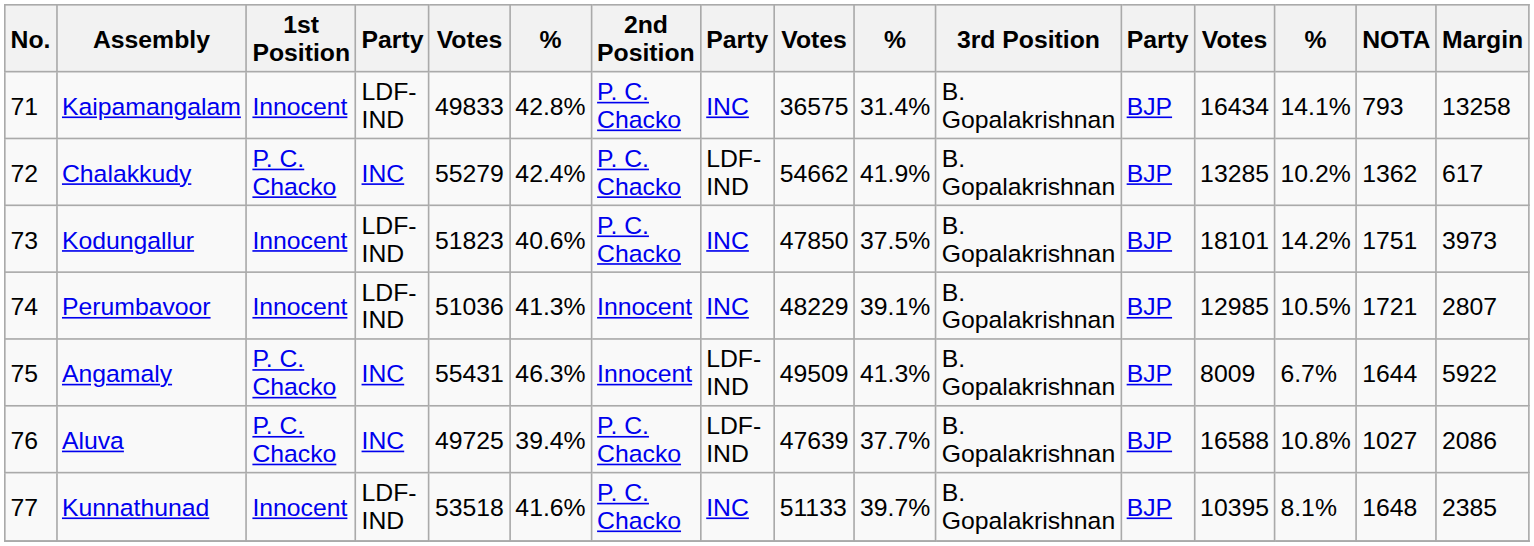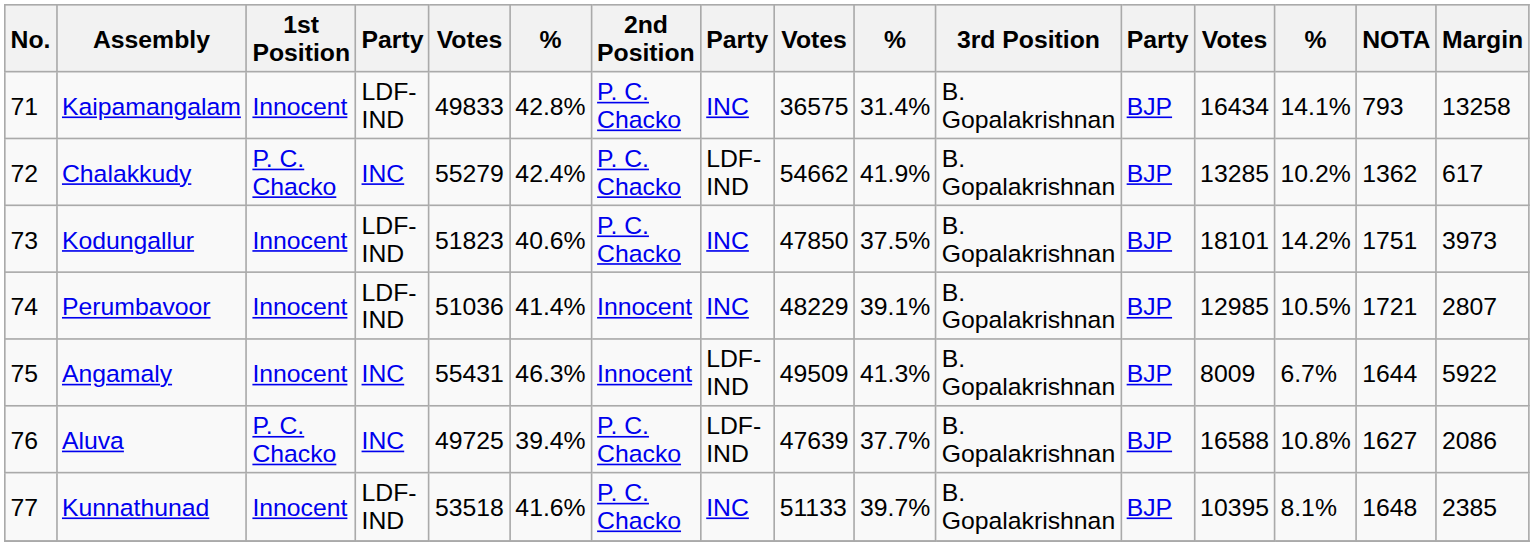(550, 306) 41.3% -> (550, 306) 41.4%
(294, 373) P. C. Chacko -> (300, 373) Innocent
(1390, 440) 1027 -> (1390, 440) 1627
